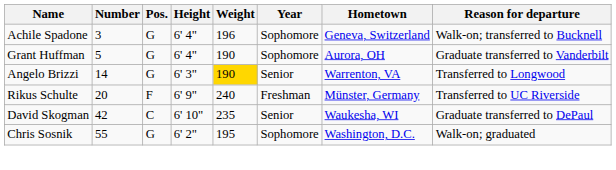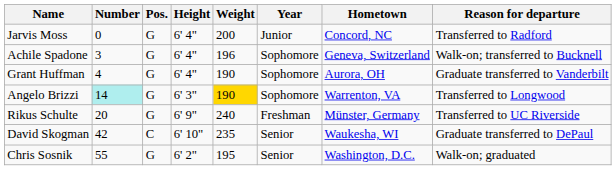+ row: (37, 34)
(98, 54) 5 -> (98, 74) 4
(101, 74) no background -> (101, 94) paleturquoise background
(277, 74) Senior -> (290, 94) Sophomore
(149, 94) F -> (150, 114) G
(290, 134) Sophomore -> (277, 154) Senior
